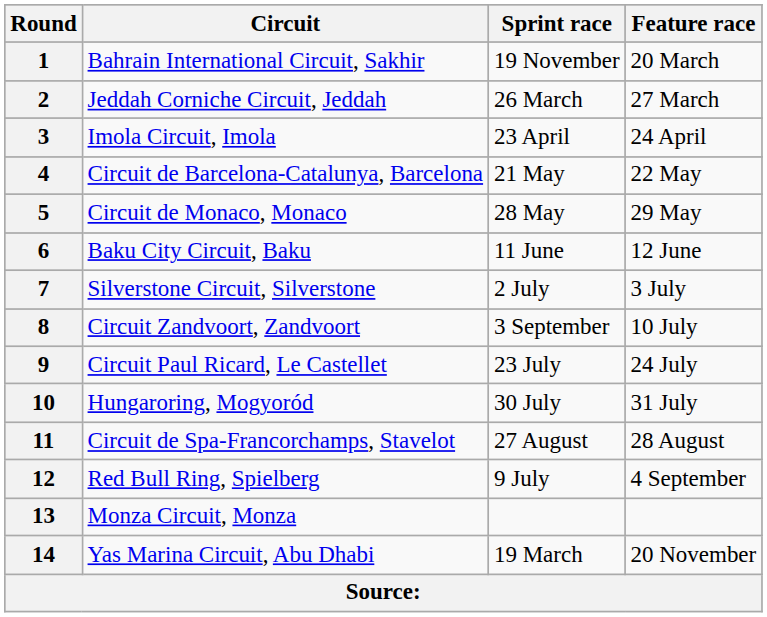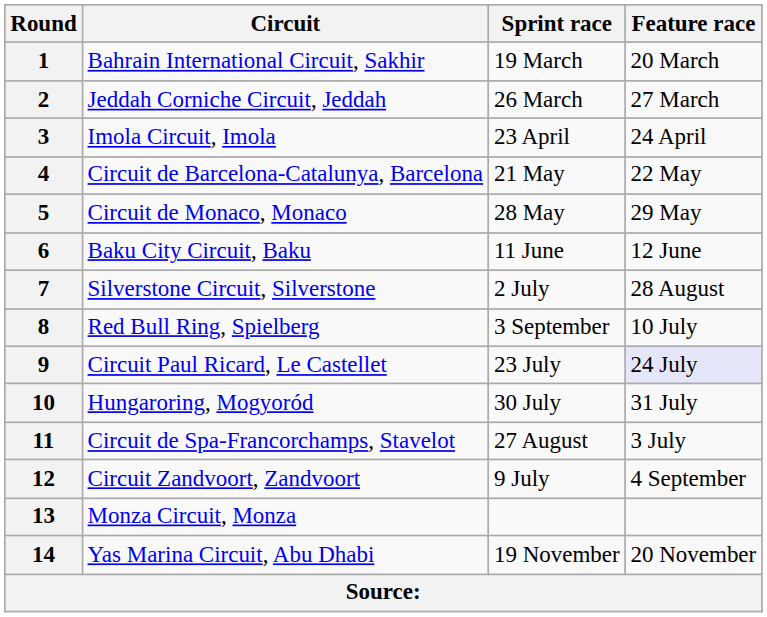(557, 60) 19 November -> (538, 60) 19 March
(658, 288) 3 July -> (677, 288) 28 August
(224, 326) Circuit Zandvoort, Zandvoort -> (204, 326) Red Bull Ring, Spielberg
(664, 364) no background -> (664, 364) lavender background
(677, 440) 28 August -> (658, 440) 3 July
(204, 478) Red Bull Ring, Spielberg -> (224, 478) Circuit Zandvoort, Zandvoort
(538, 553) 19 March -> (557, 553) 19 November
